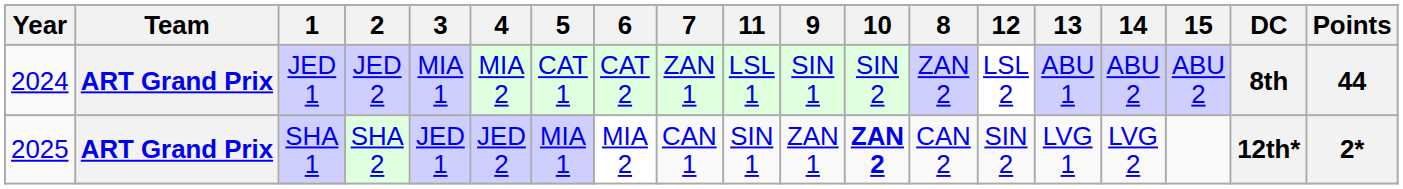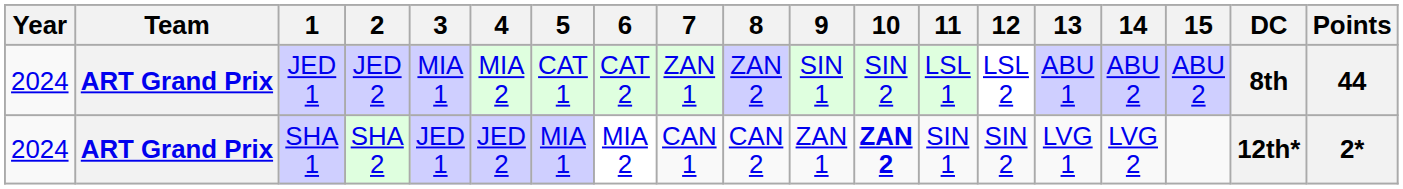columns swapped: (943, 25) <-> (752, 25)
(40, 149) 2025 -> (40, 149) 2024
